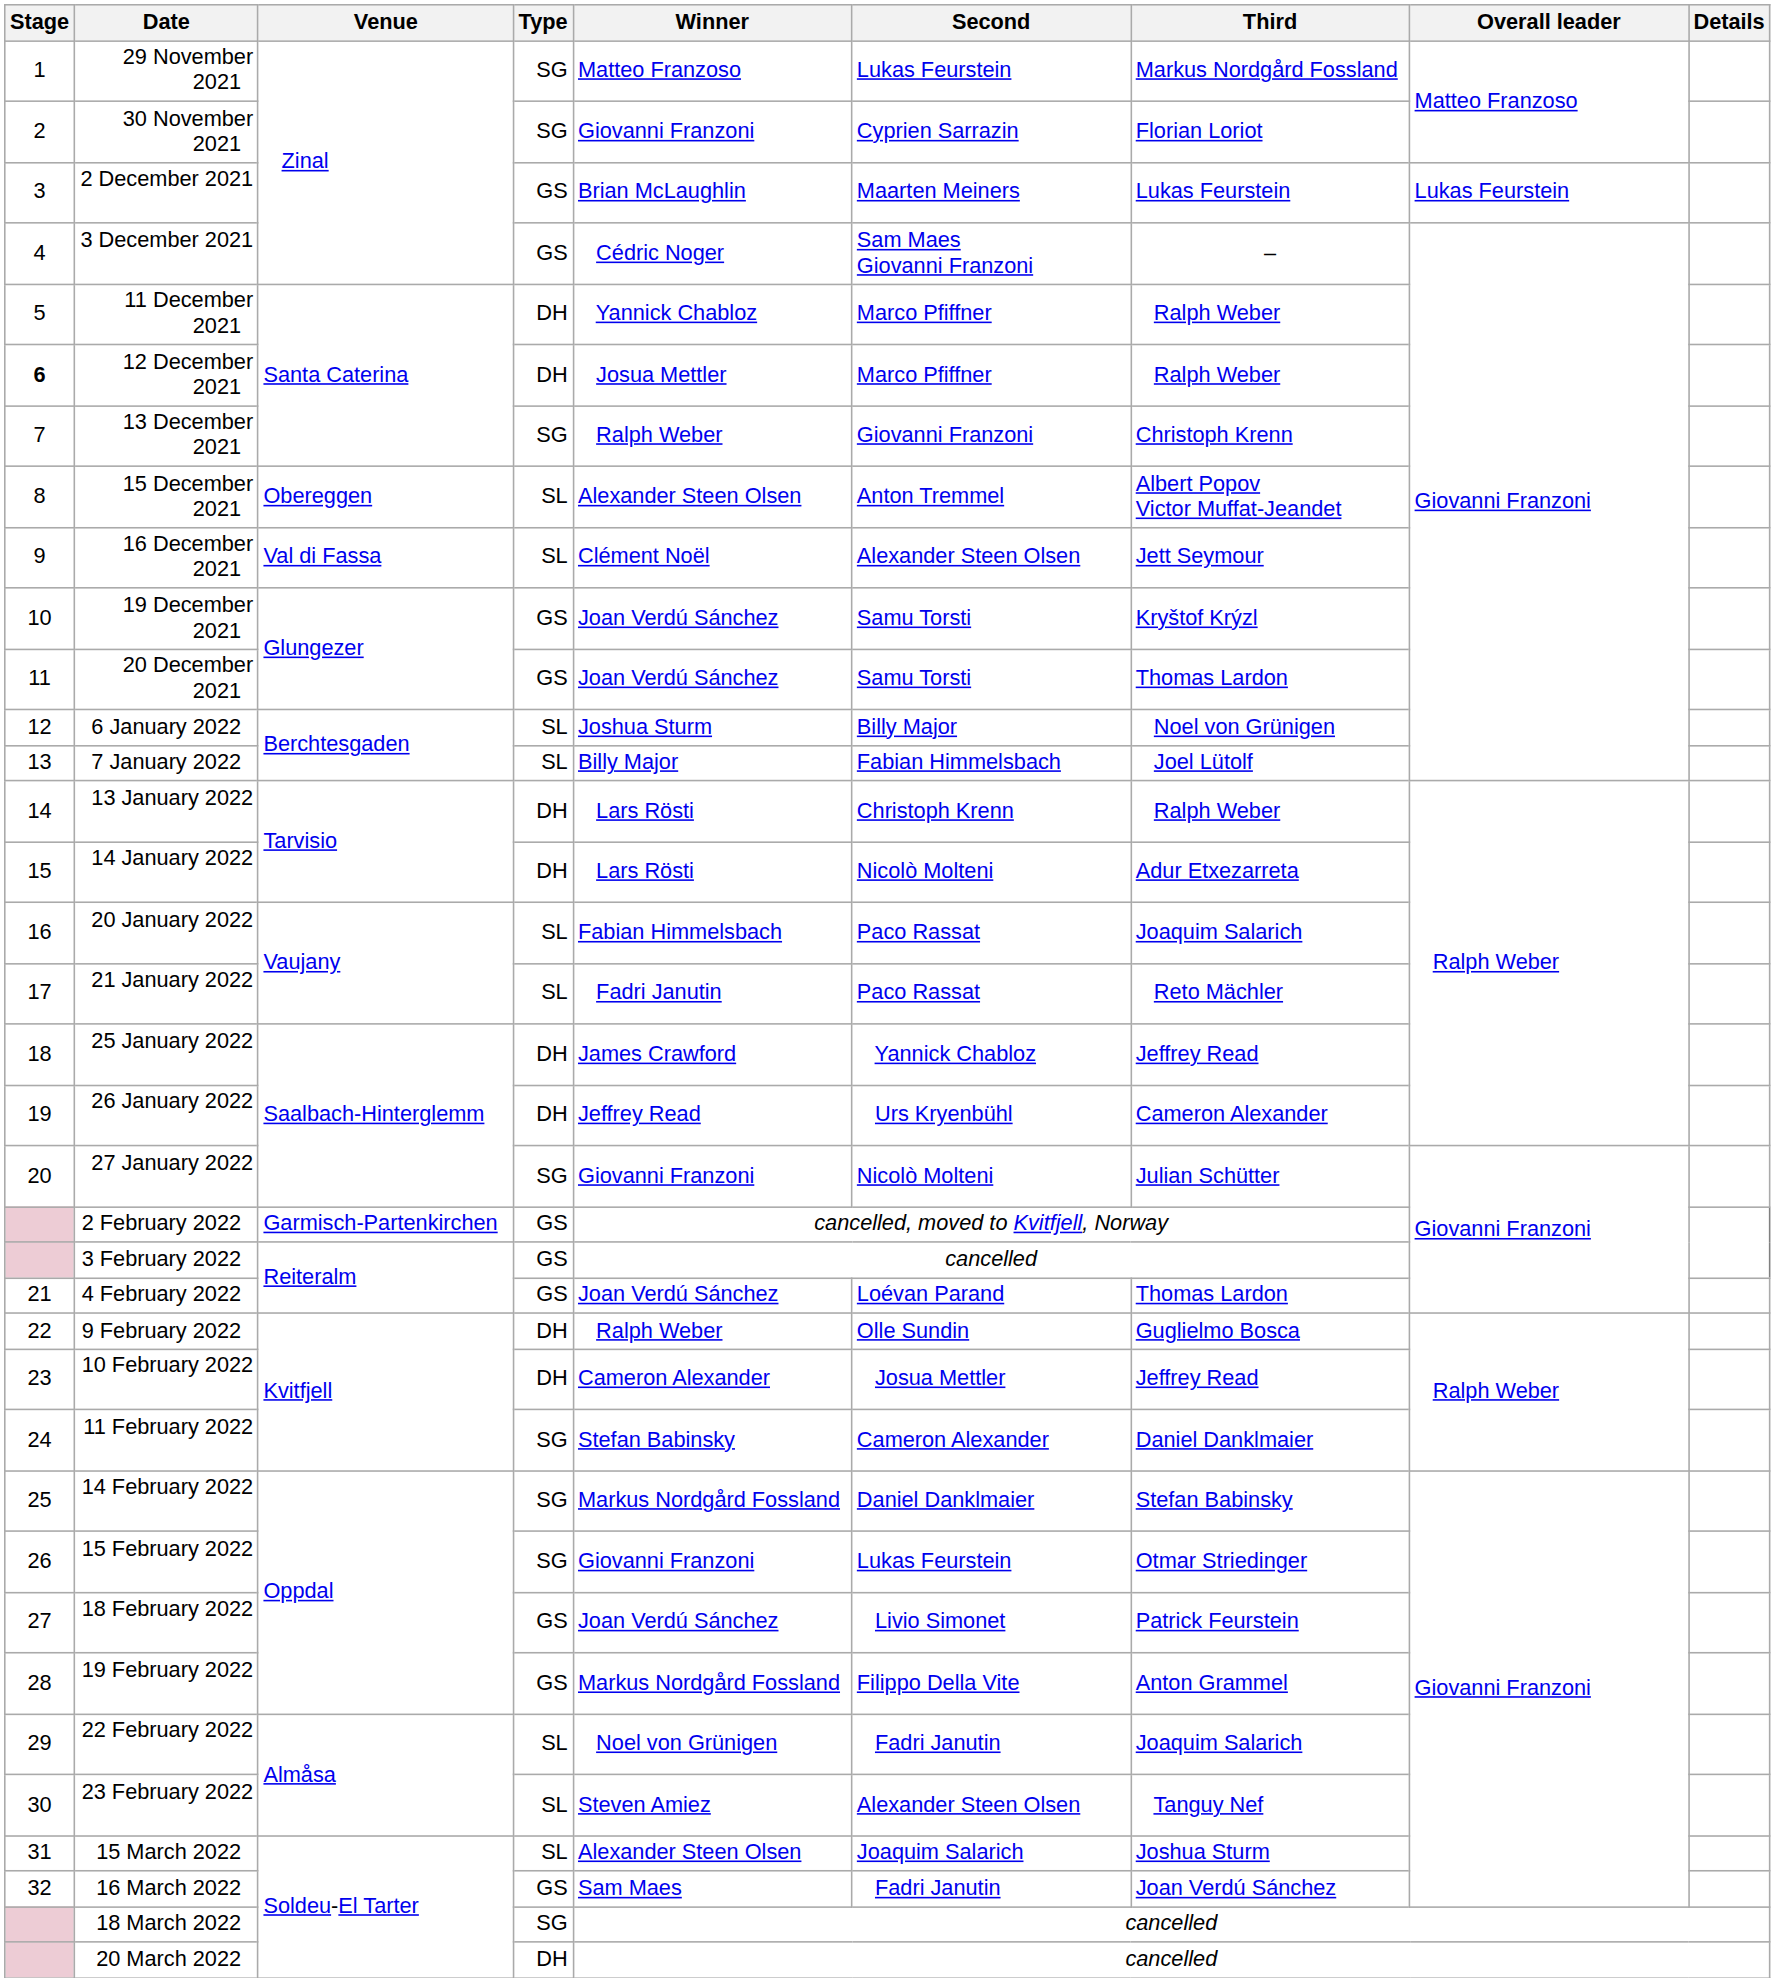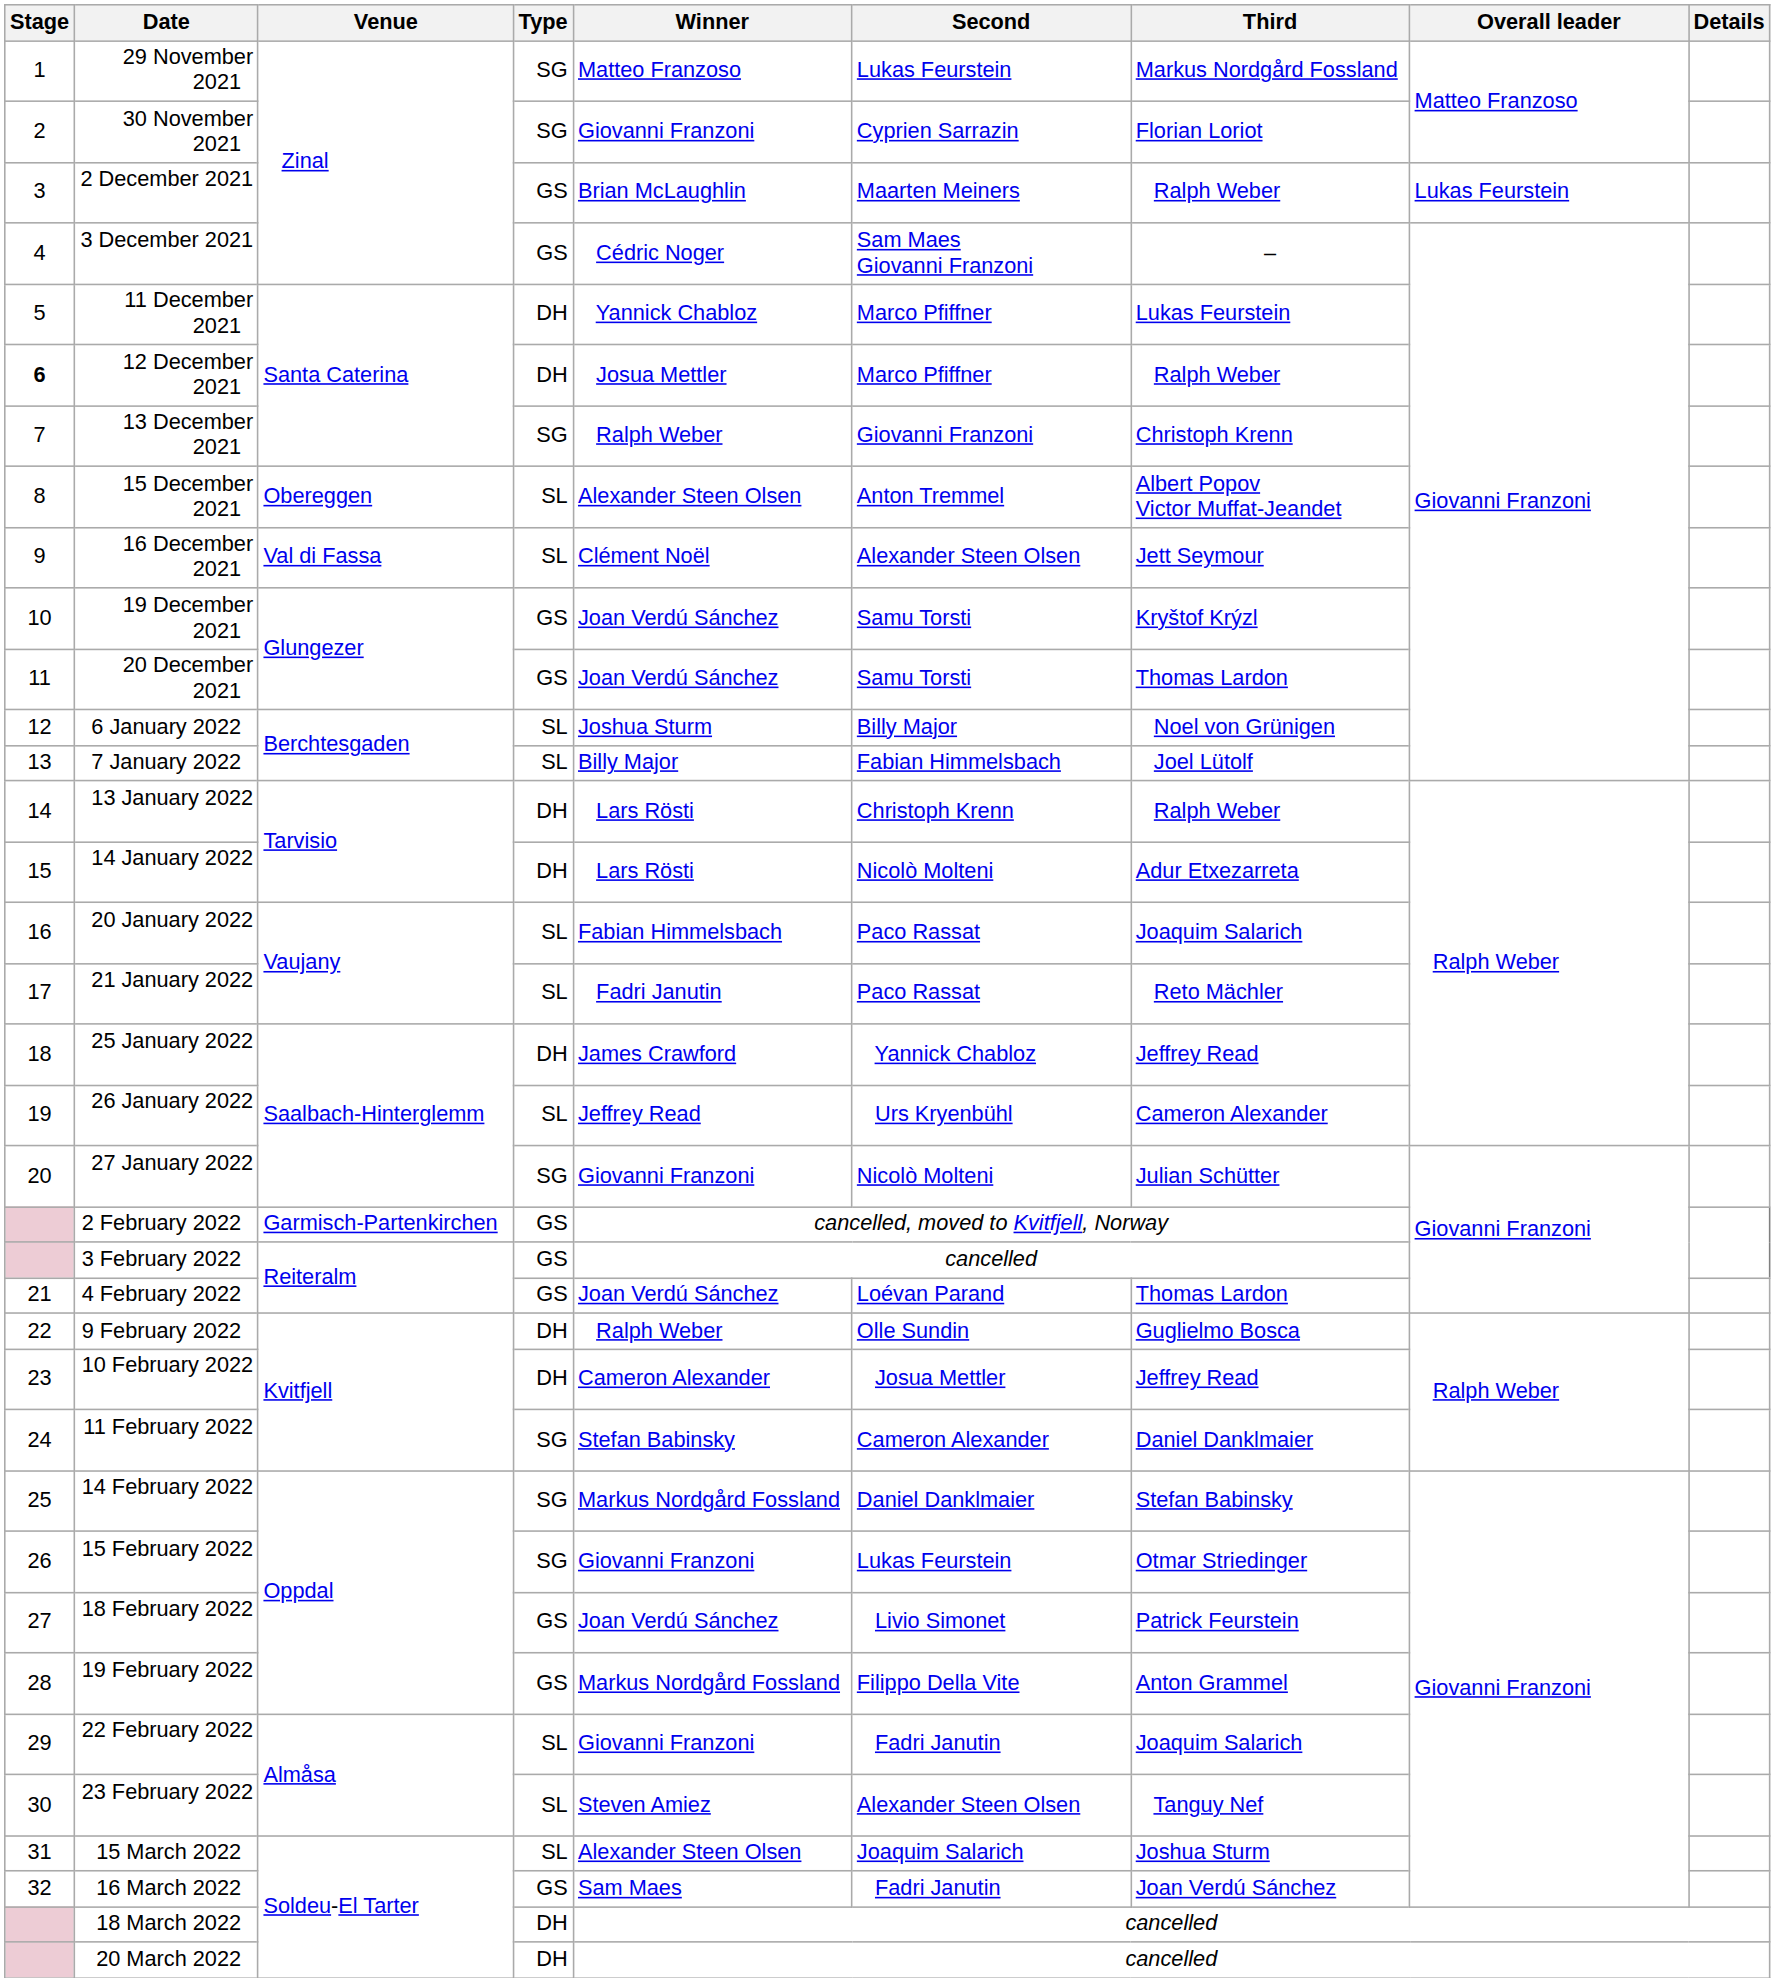(1213, 191) Lukas Feurstein -> (1208, 191) Ralph Weber
(1208, 313) Ralph Weber -> (1213, 313) Lukas Feurstein
(552, 1114) DH -> (554, 1114) SL
(678, 1743) Noel von Grünigen -> (666, 1743) Giovanni Franzoni
(552, 1923) SG -> (552, 1923) DH
